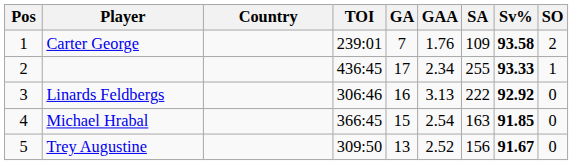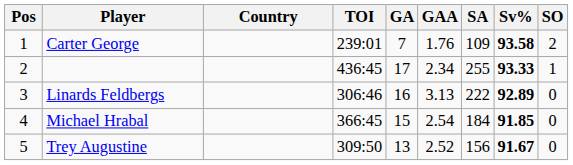(516, 95) 92.92 -> (516, 95) 92.89
(478, 120) 163 -> (478, 120) 184
